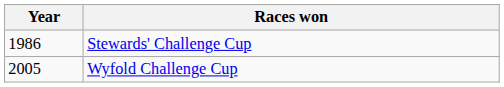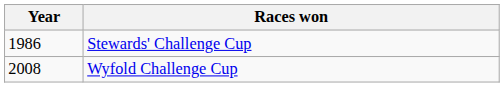(25, 69) 2005 -> (25, 69) 2008
